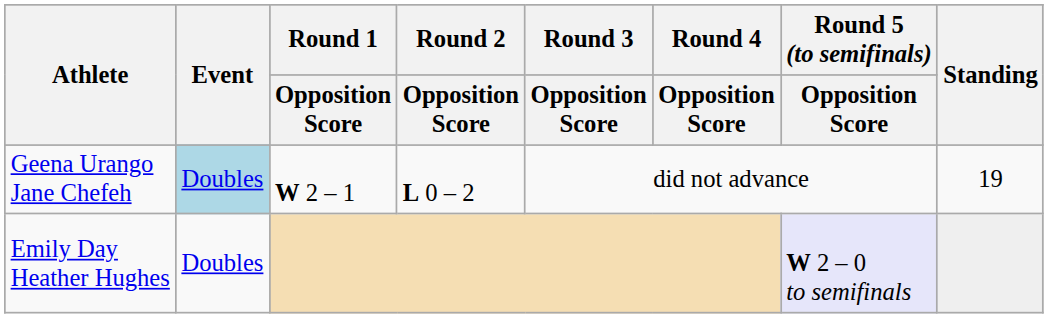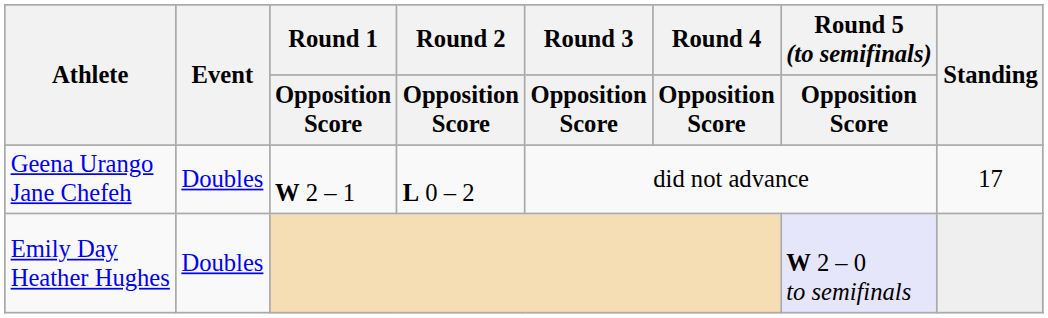(222, 179) lightblue background -> (222, 179) no background
(990, 179) 19 -> (990, 179) 17
